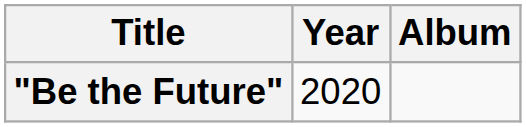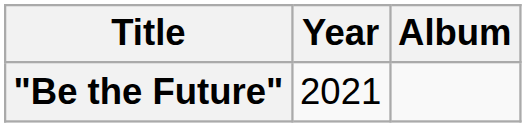(341, 91) 2020 -> (341, 91) 2021
